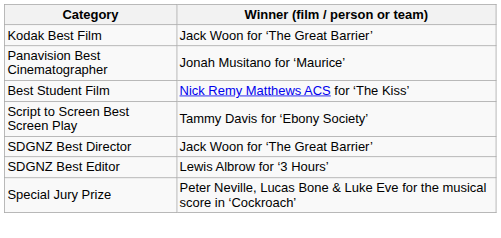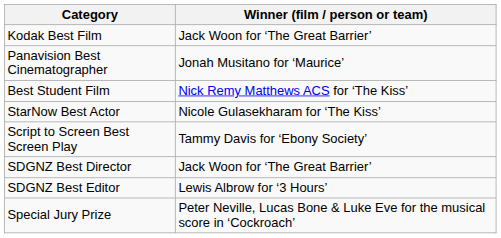+ row: (64, 111)
